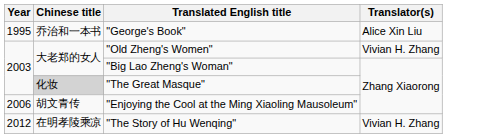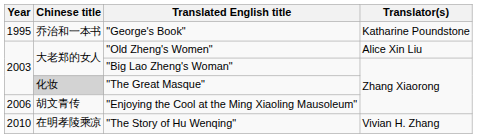(392, 31) Alice Xin Liu -> (416, 31) Katharine Poundstone
(401, 49) Vivian H. Zhang -> (392, 49) Alice Xin Liu
(19, 123) 2012 -> (19, 123) 2010
